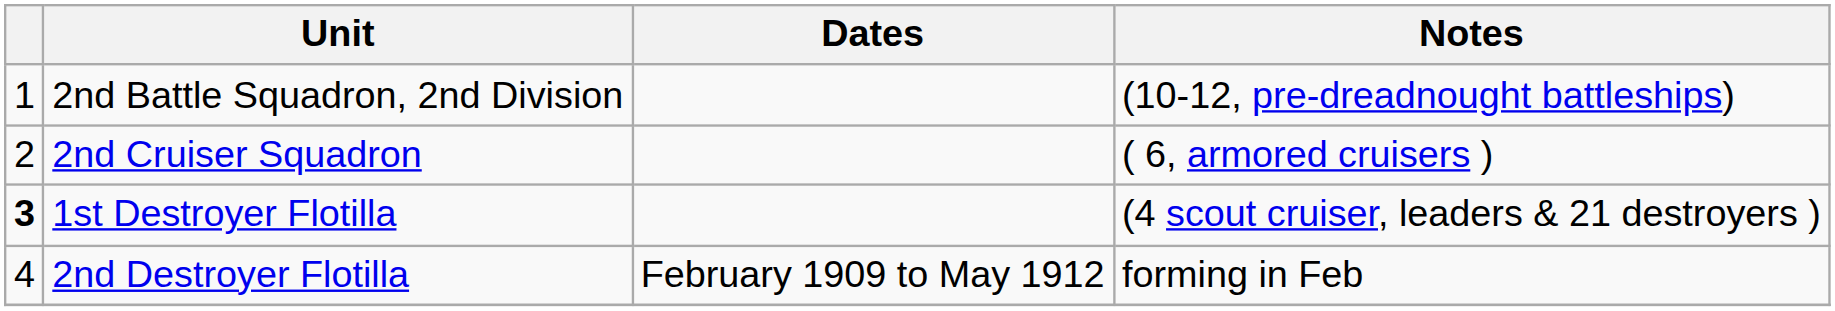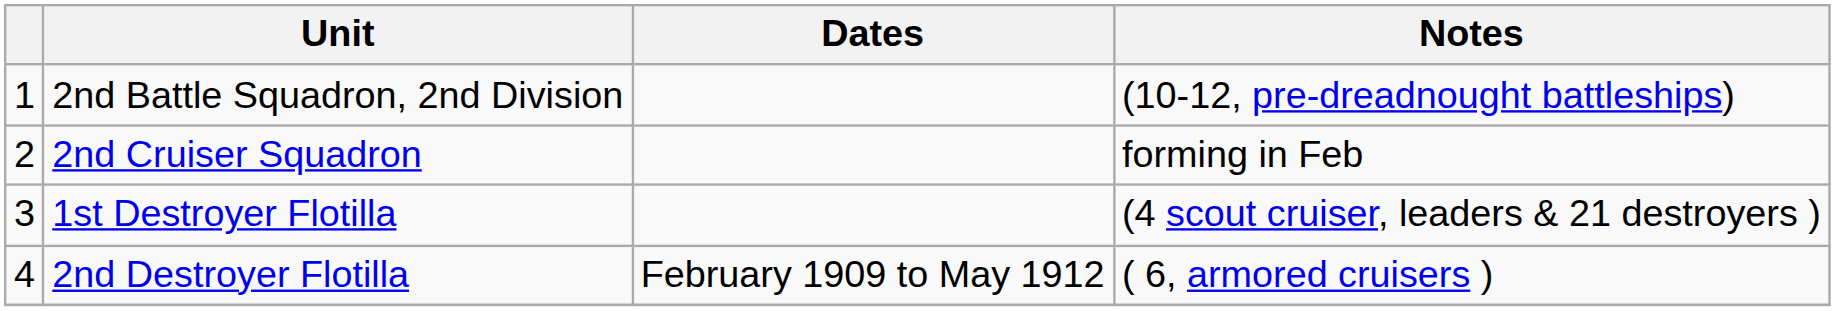(1308, 154) ( 6, armored cruisers ) -> (1243, 154) forming in Feb
(24, 214) bold -> (24, 214) normal
(1243, 273) forming in Feb -> (1308, 273) ( 6, armored cruisers )
